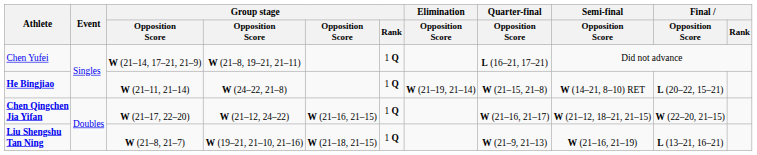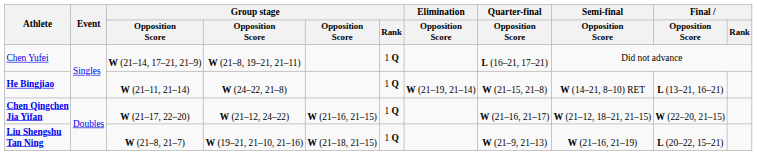(690, 90) L (20–22, 15–21) -> (690, 90) L (13–21, 16–21)
(690, 143) L (13–21, 16–21) -> (690, 143) L (20–22, 15–21)
